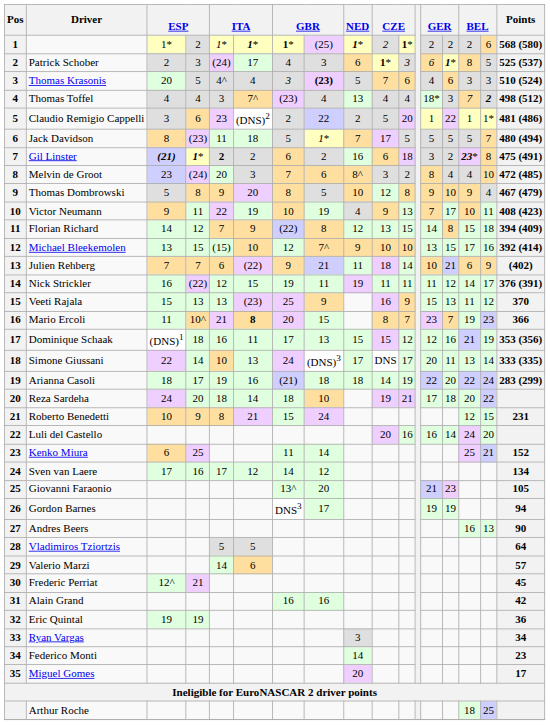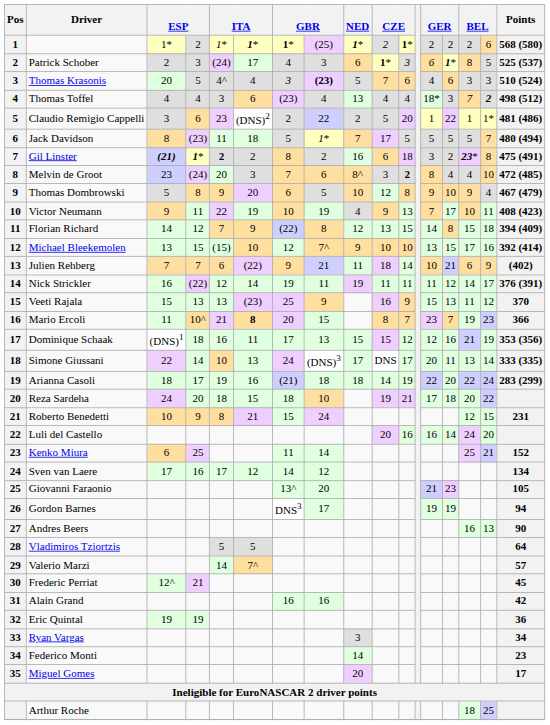(253, 98) 7^ -> (253, 98) 6
(288, 156) 6 -> (288, 156) 8
(407, 174) normal -> (407, 174) bold
(288, 192) 8 -> (288, 192) 6
(253, 283) 15 -> (253, 283) 14
(253, 398) 14 -> (253, 398) 15
(253, 564) 6 -> (253, 564) 7^
